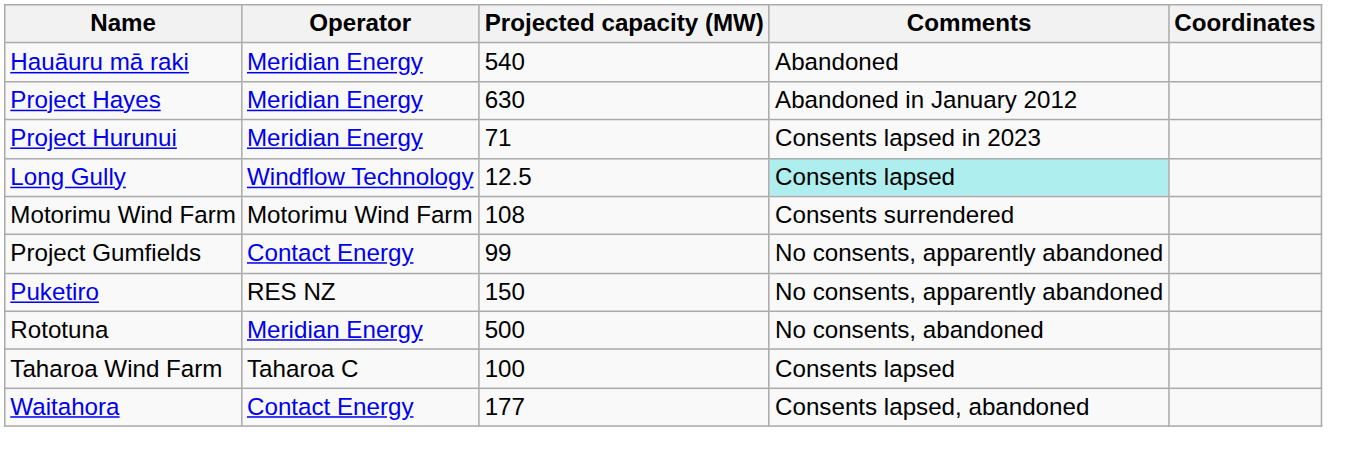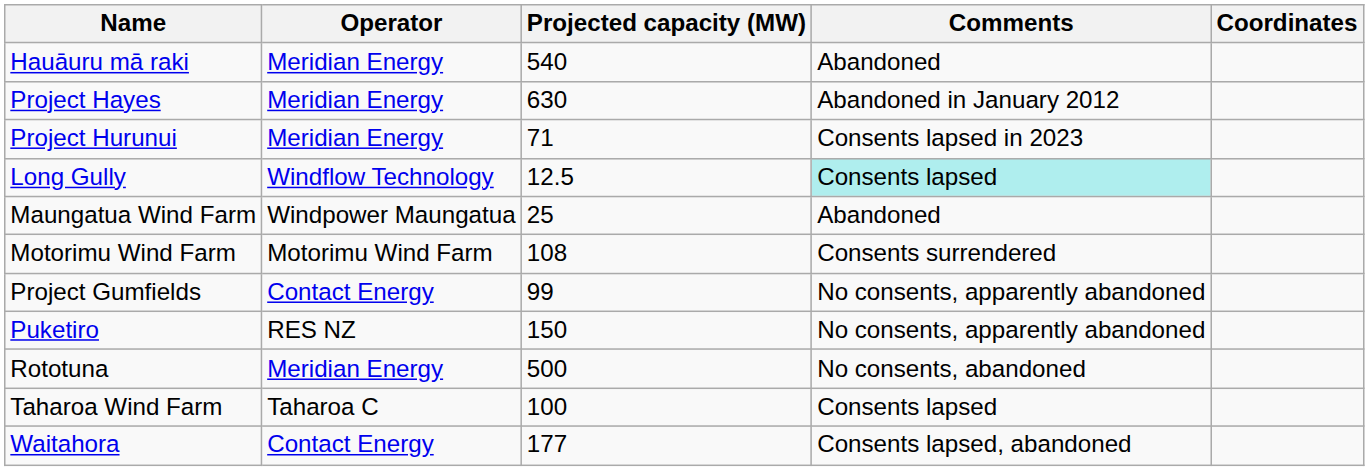+ row: (133, 215)
